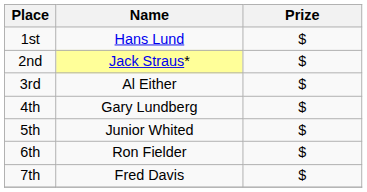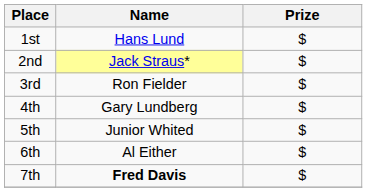(149, 84) Al Either -> (149, 84) Ron Fielder
(149, 152) Ron Fielder -> (149, 152) Al Either
(149, 175) normal -> (149, 175) bold
